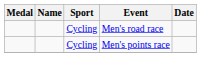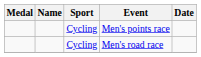rows swapped: (133, 28) <-> (136, 44)
